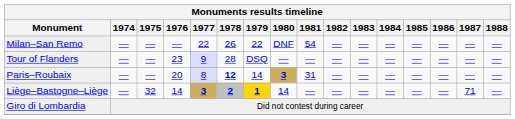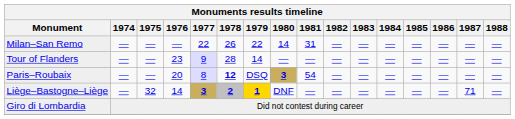(284, 43) DNF -> (284, 43) 14
(310, 43) 54 -> (310, 43) 31
(257, 59) DSQ -> (257, 59) 14
(257, 75) 14 -> (257, 75) DSQ
(310, 75) 31 -> (310, 75) 54
(284, 91) 14 -> (284, 91) DNF
